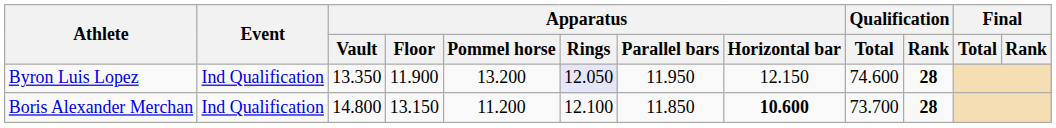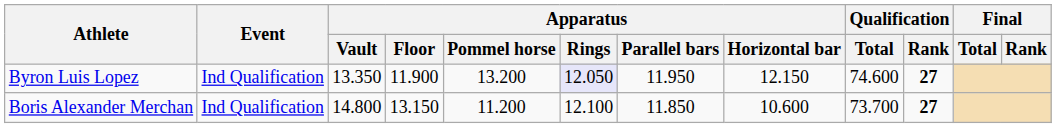(928, 78) 28 -> (928, 78) 27
(784, 107) bold -> (784, 107) normal
(928, 107) 28 -> (928, 107) 27
